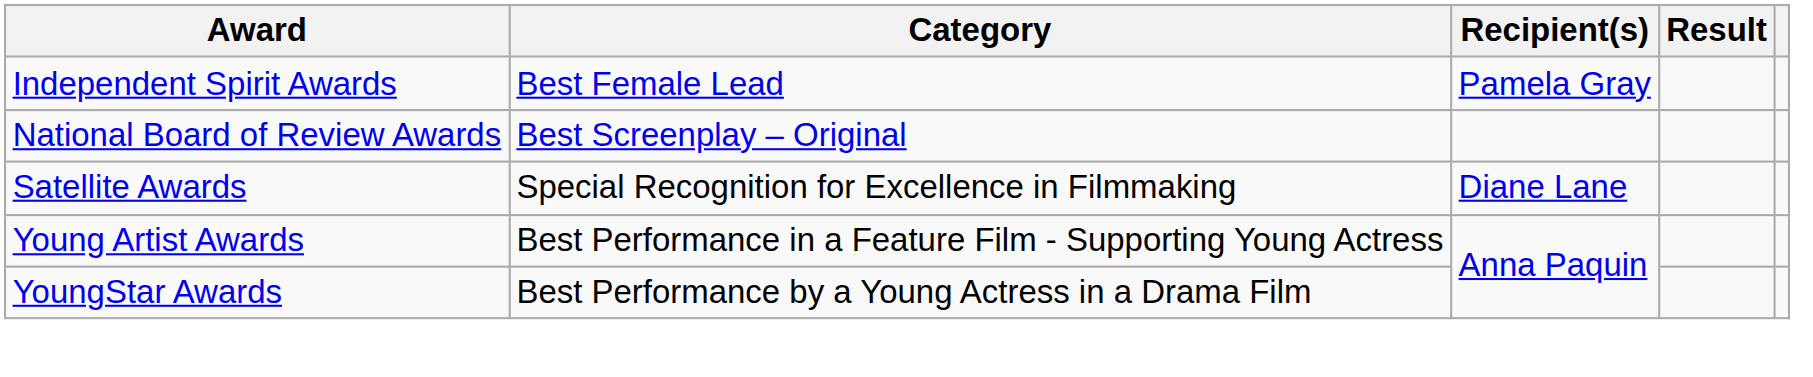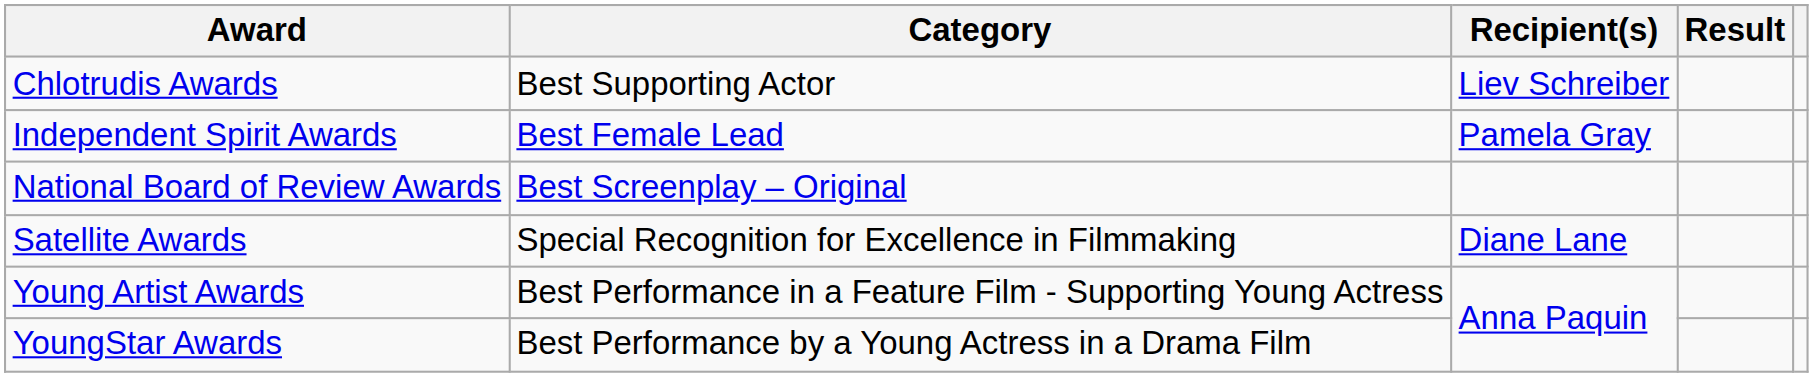+ row: (145, 82)
